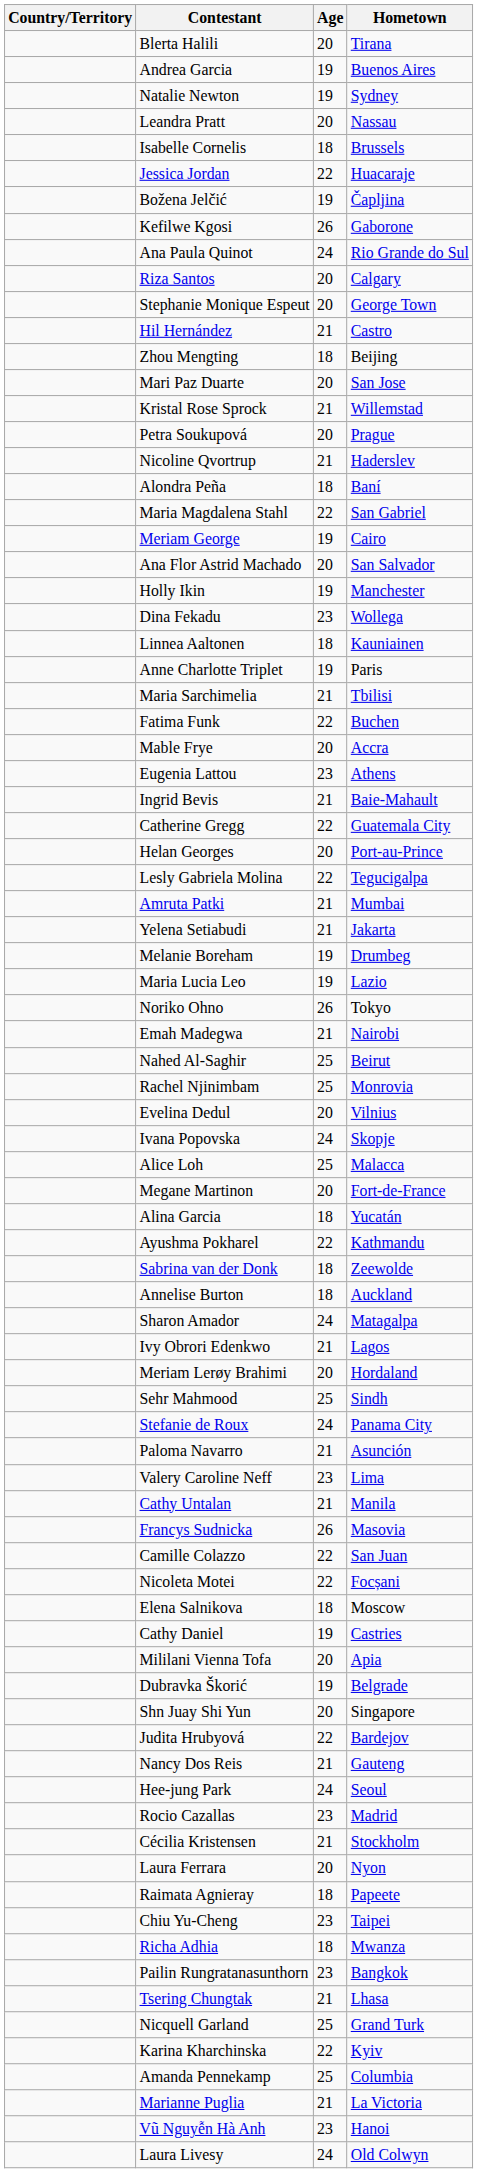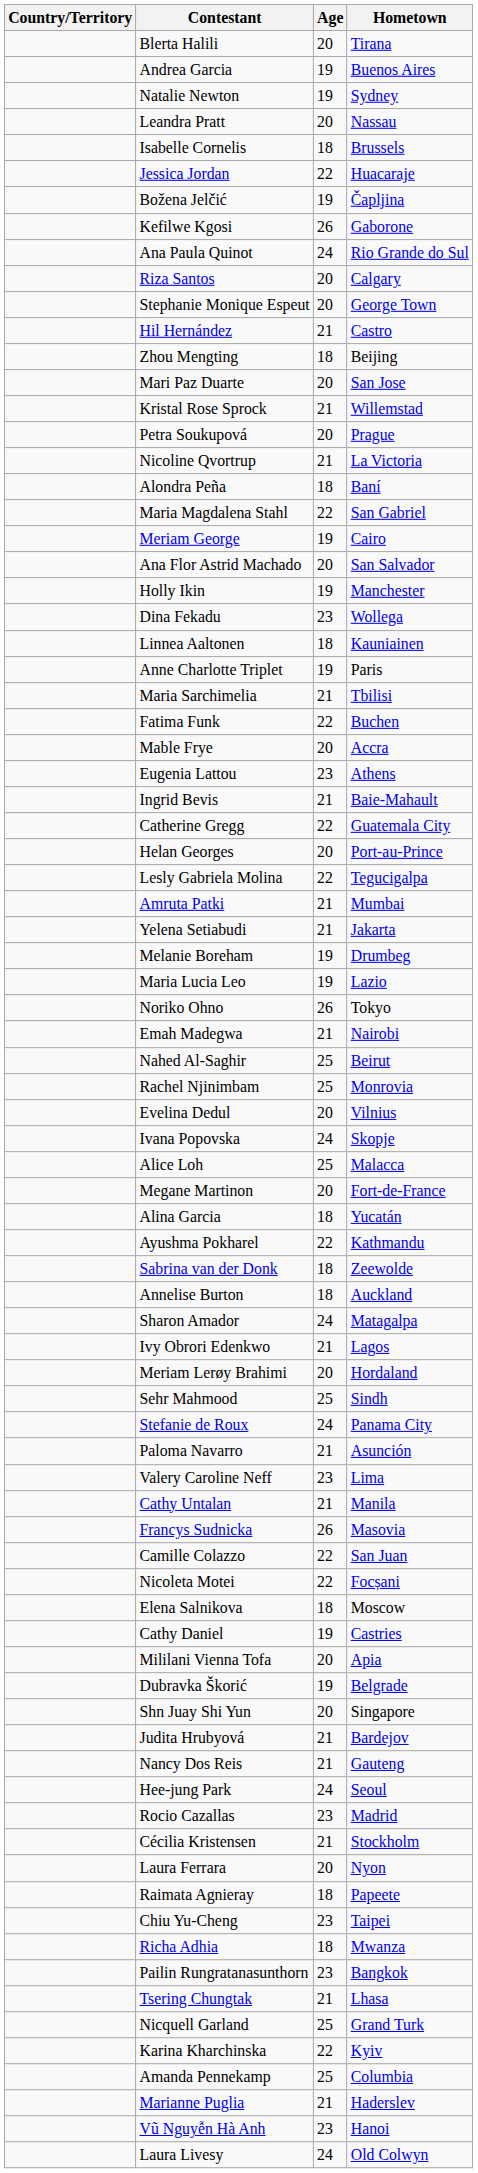(383, 460) Haderslev -> (386, 460) La Victoria
(325, 1738) 22 -> (325, 1738) 21
(386, 2102) La Victoria -> (383, 2102) Haderslev
